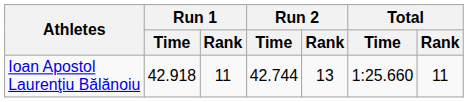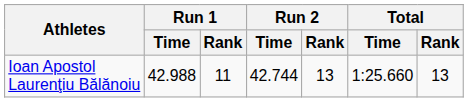(172, 76) 42.918 -> (172, 76) 42.988
(440, 76) 11 -> (440, 76) 13
